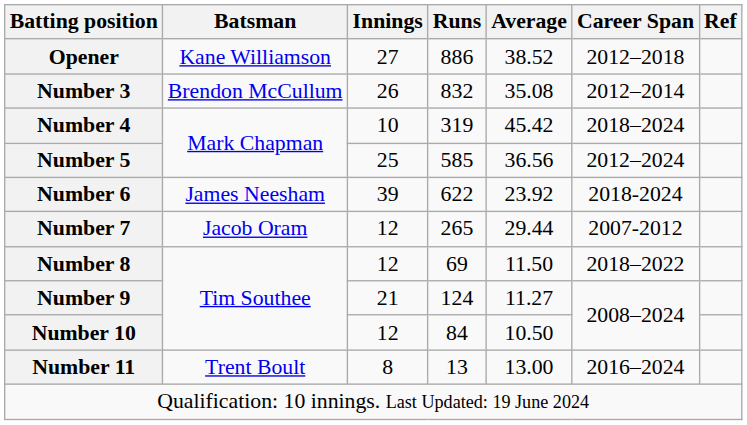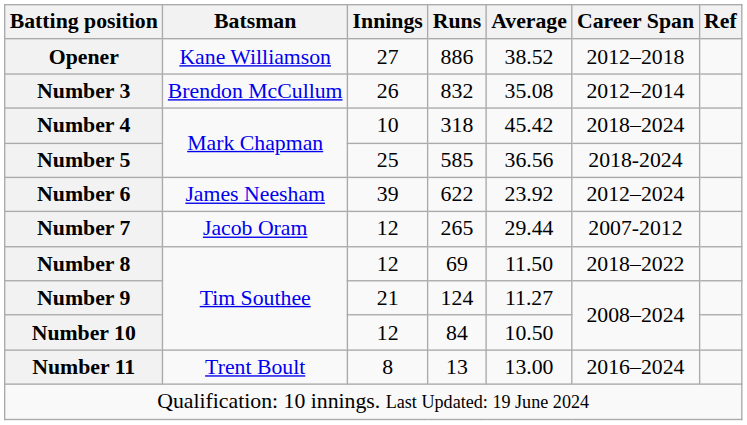(457, 125) 319 -> (457, 125) 318
(635, 159) 2012–2024 -> (635, 159) 2018-2024
(635, 194) 2018-2024 -> (635, 194) 2012–2024
